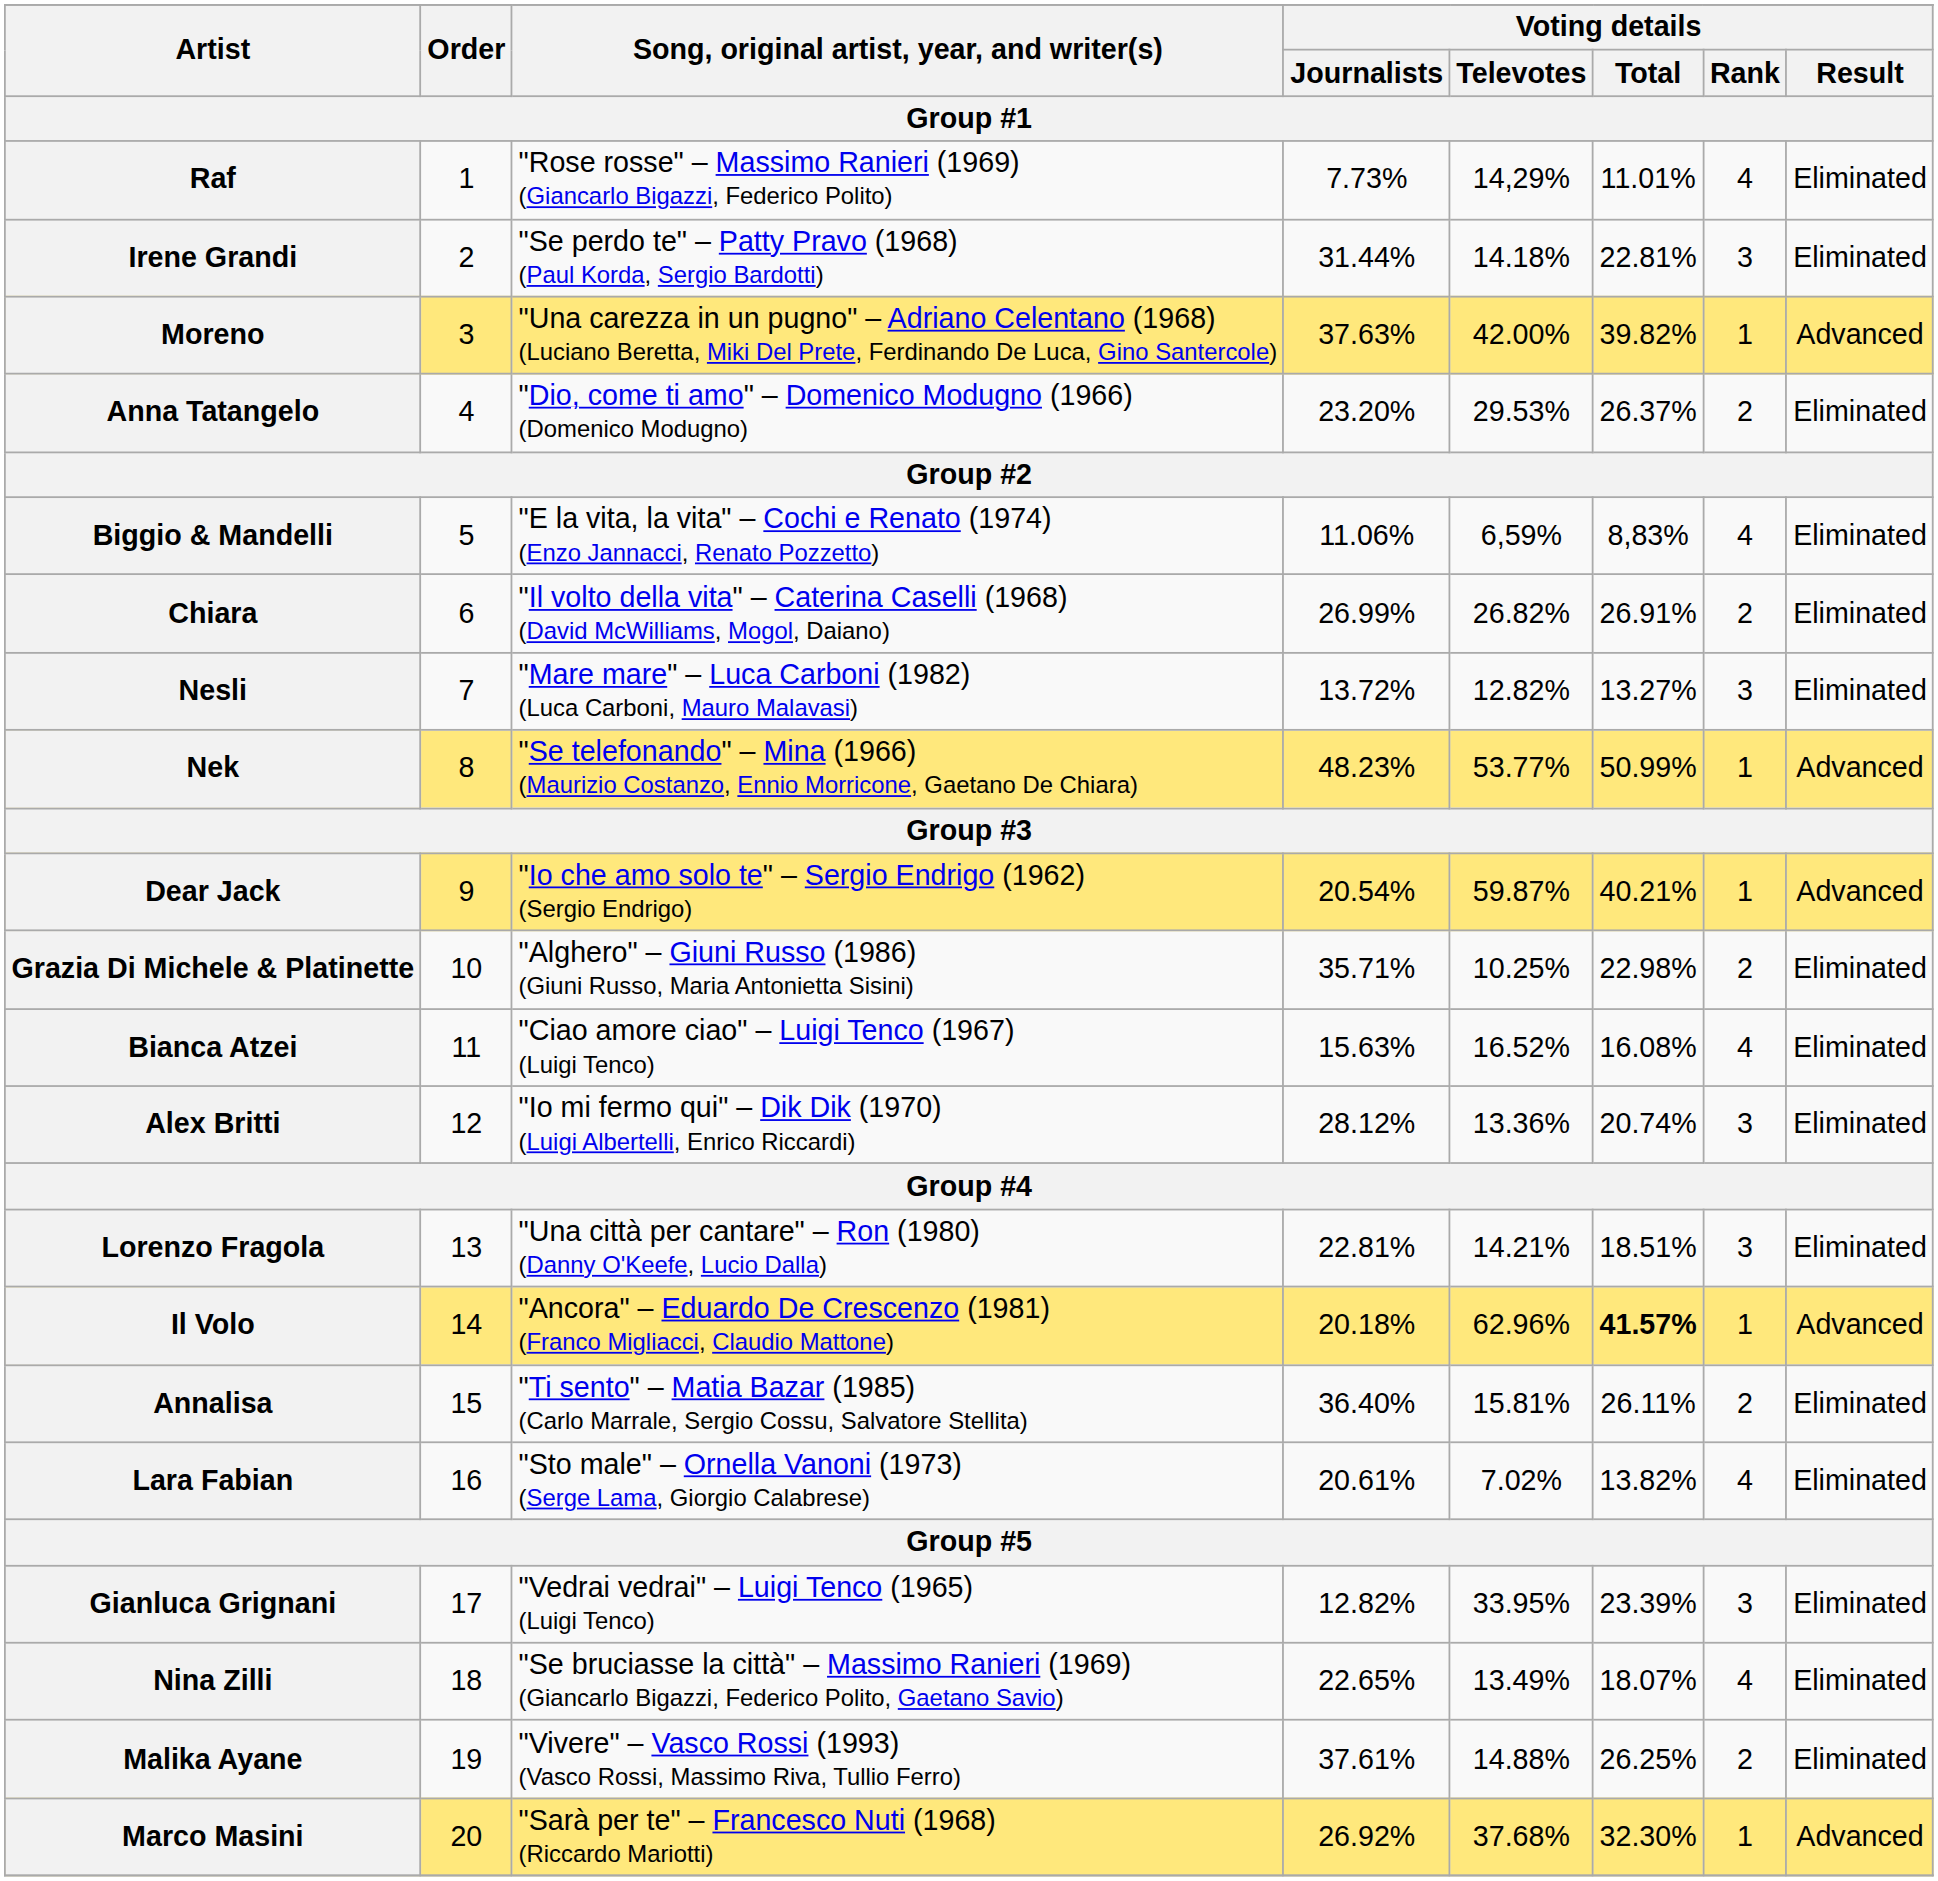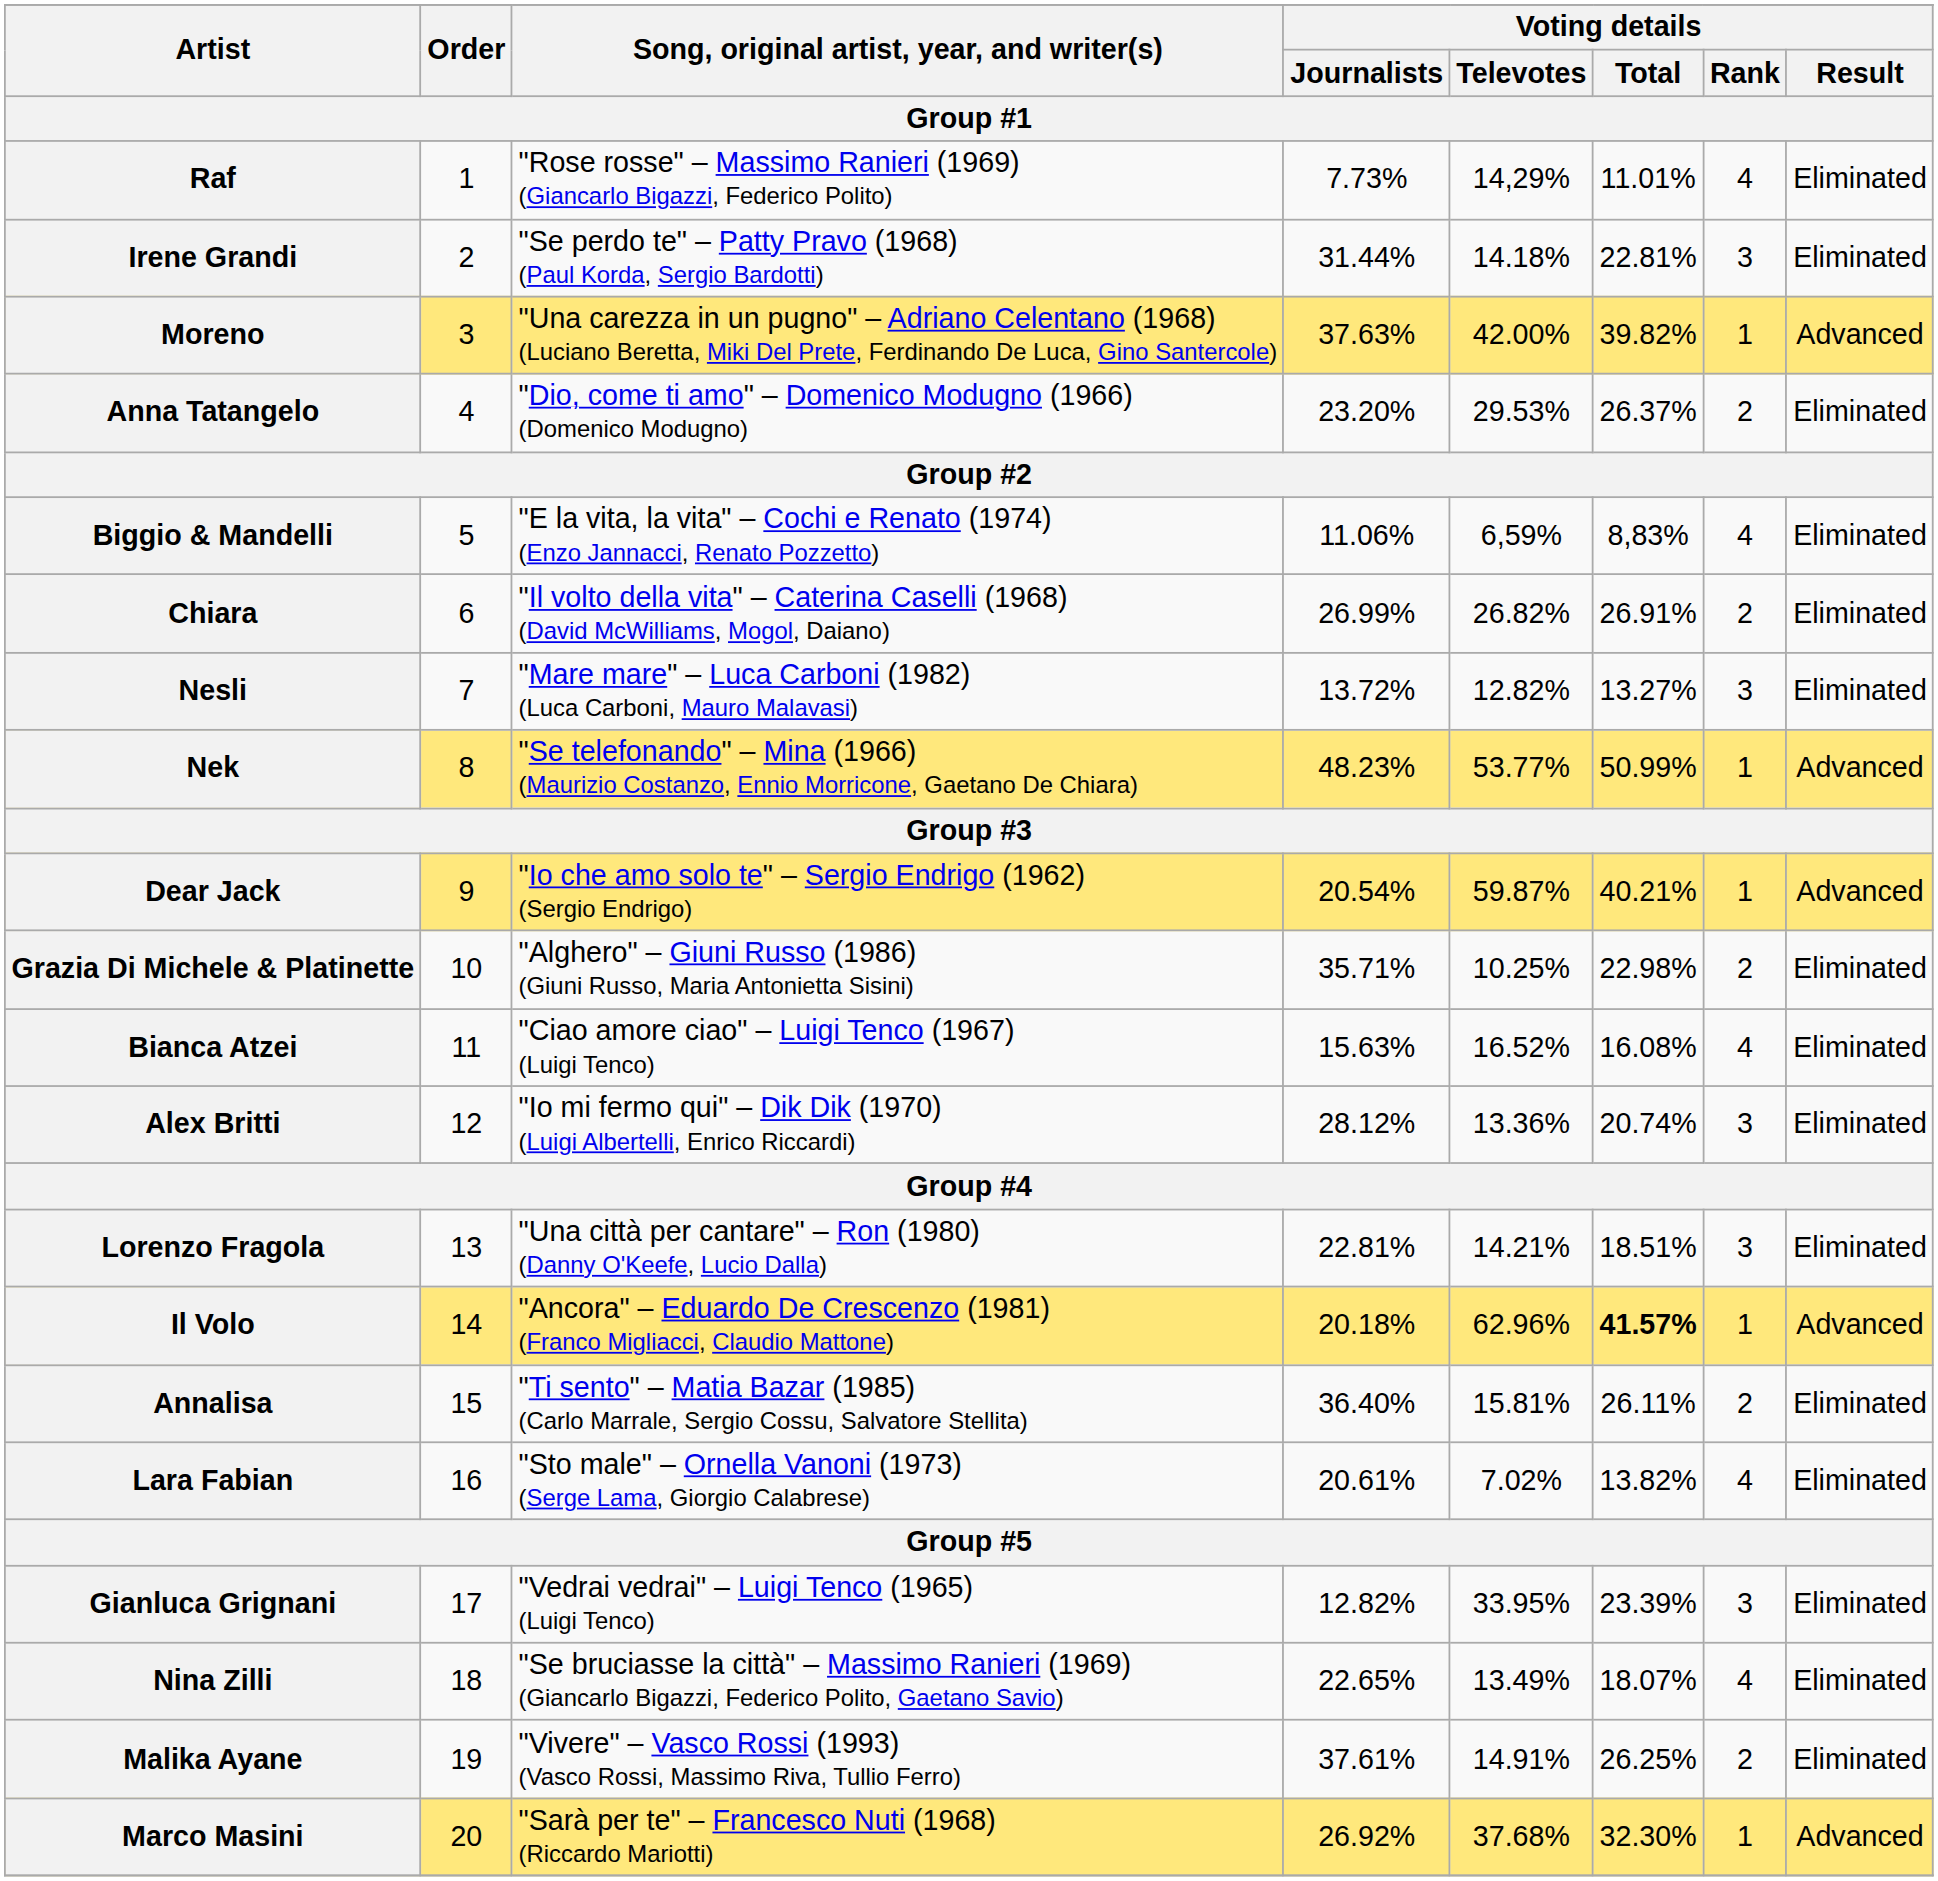(1521, 1758) 14.88% -> (1521, 1758) 14.91%
